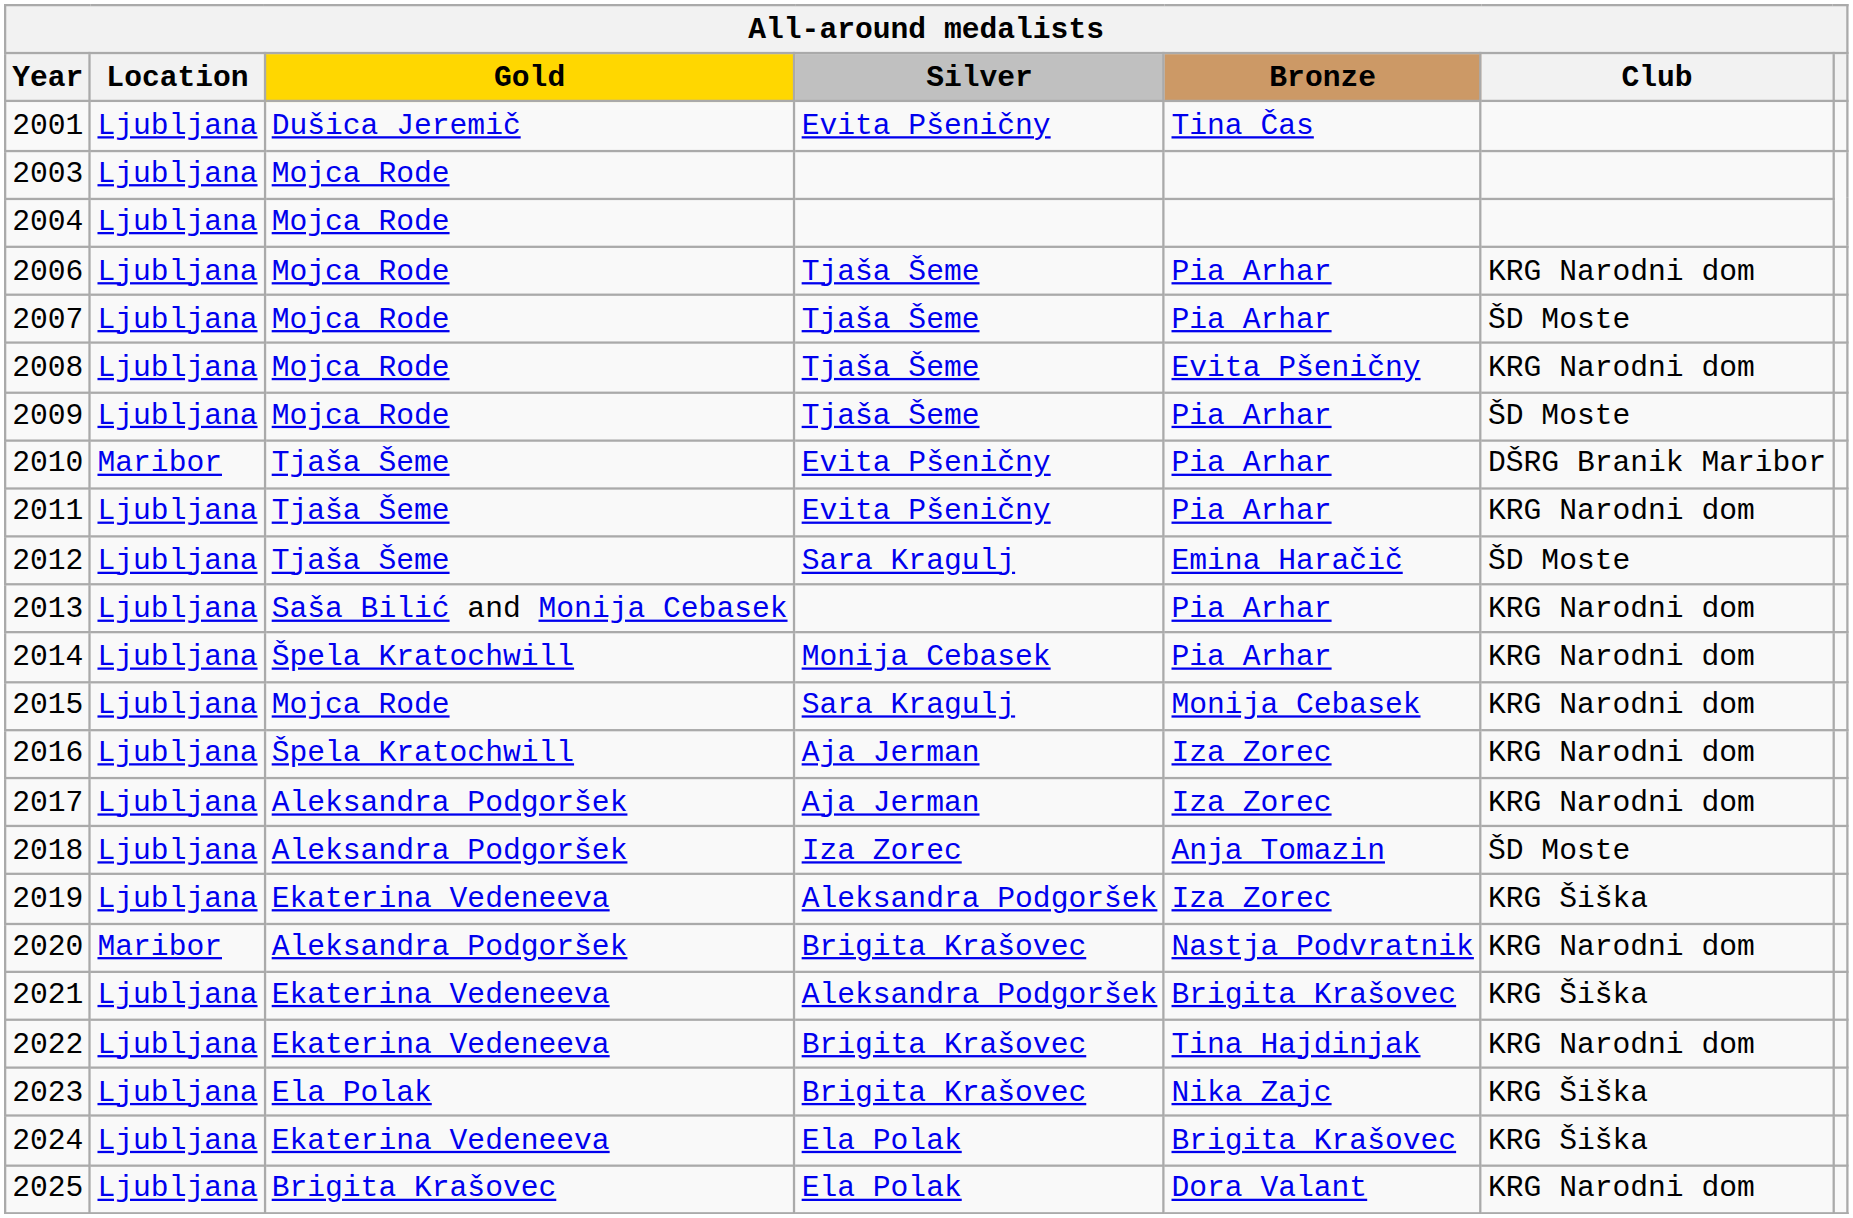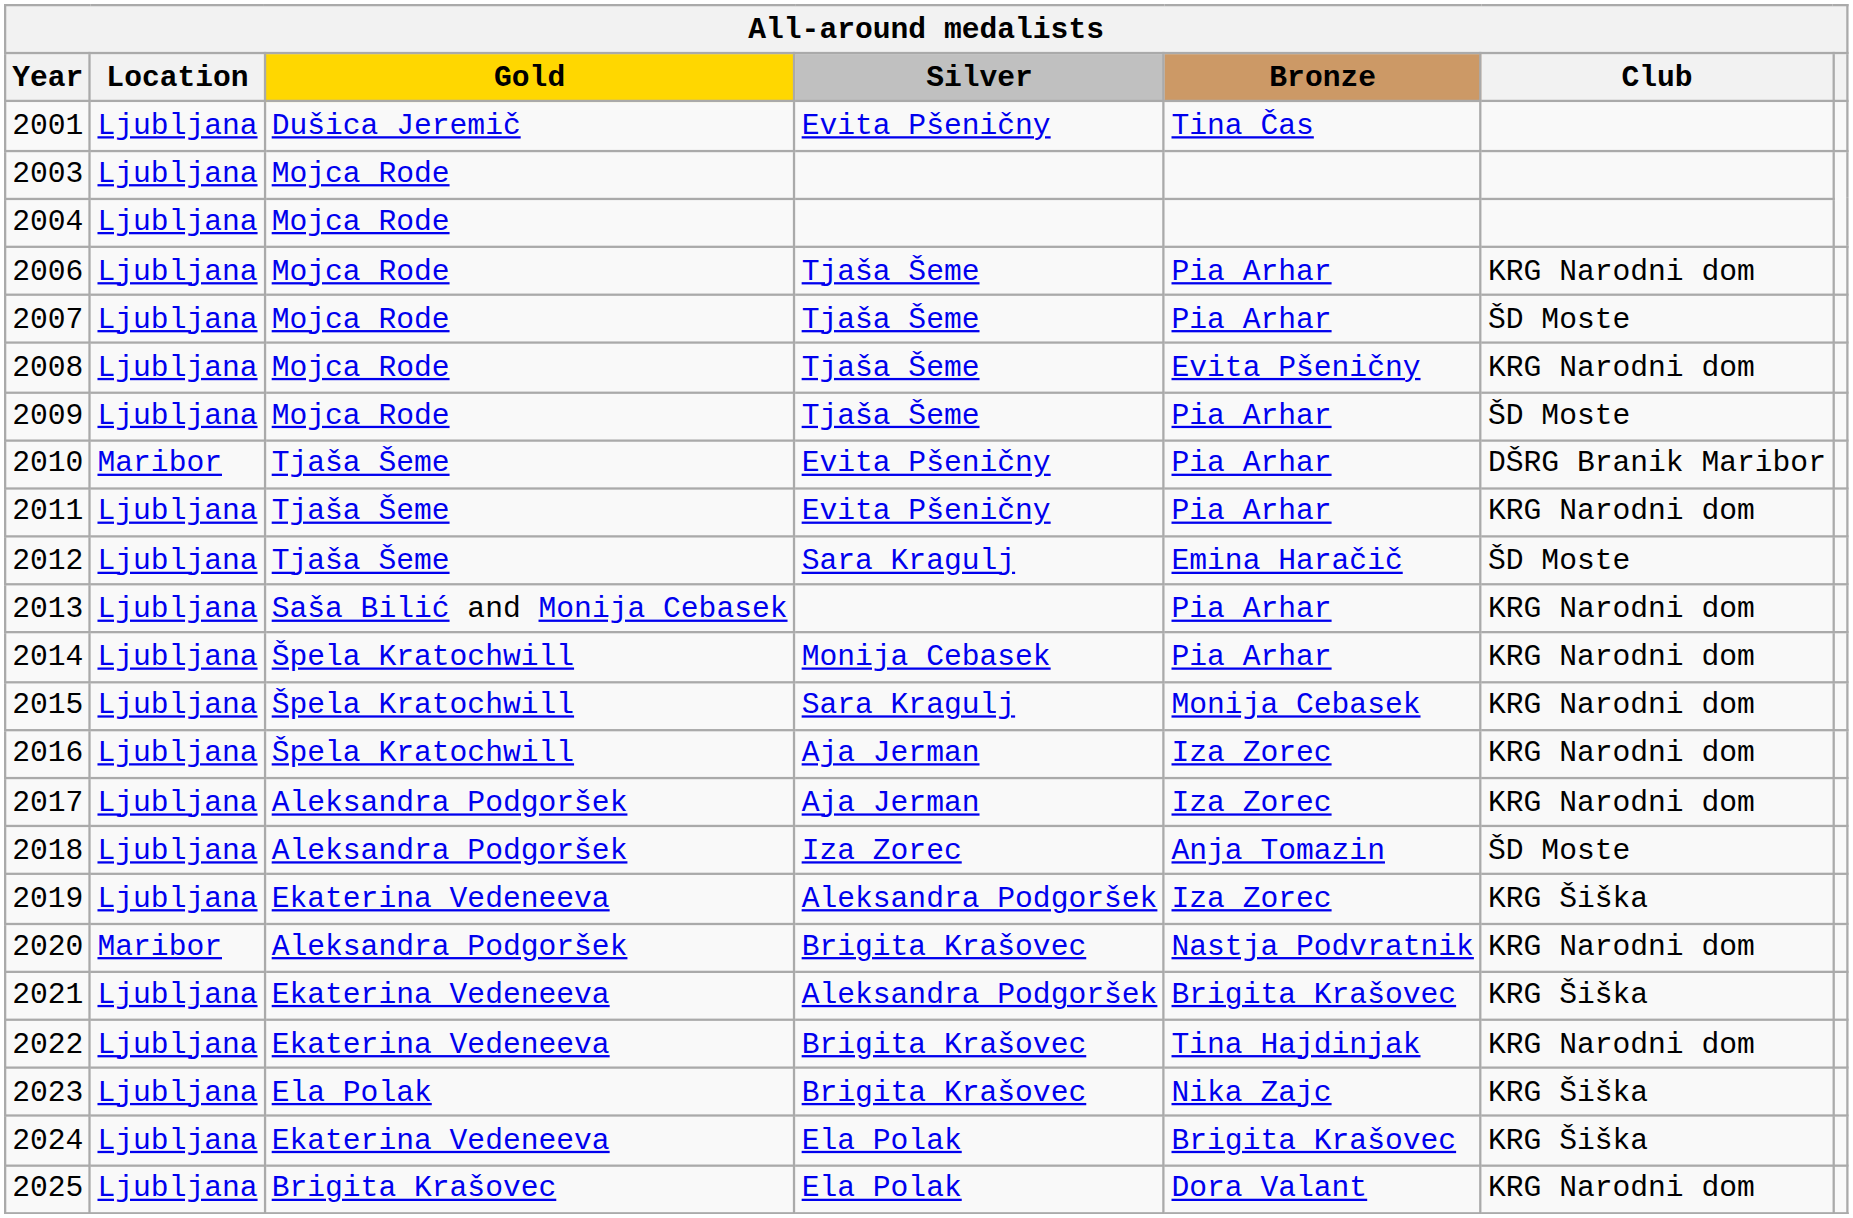(361, 706) Mojca Rode -> (423, 706) Špela Kratochwill
